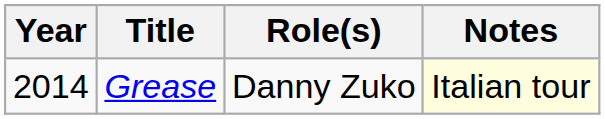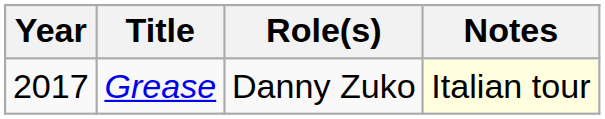(51, 85) 2014 -> (51, 85) 2017
